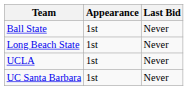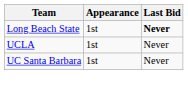- row: (27, 28)
(156, 45) normal -> (157, 28) bold
